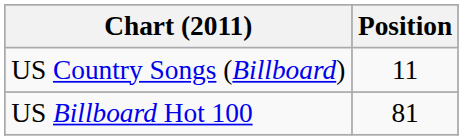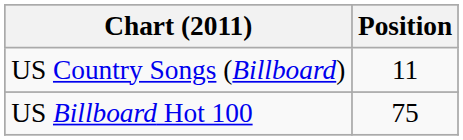(405, 112) 81 -> (405, 112) 75
